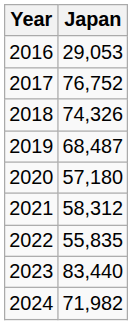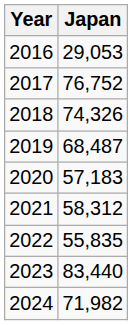(93, 177) 57,180 -> (93, 177) 57,183
